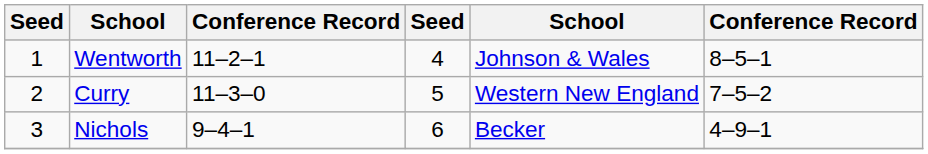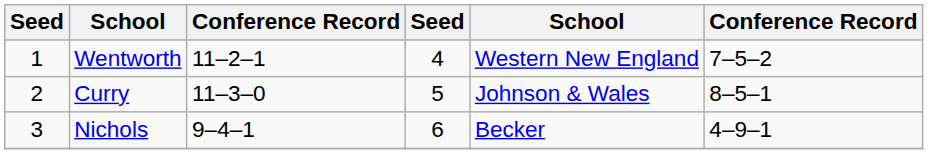(562, 58) Johnson & Wales -> (587, 58) Western New England
(741, 58) 8–5–1 -> (741, 58) 7–5–2
(587, 93) Western New England -> (562, 93) Johnson & Wales
(741, 93) 7–5–2 -> (741, 93) 8–5–1
